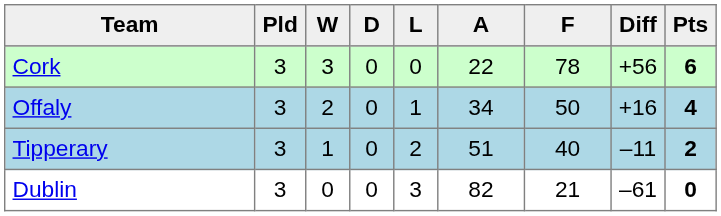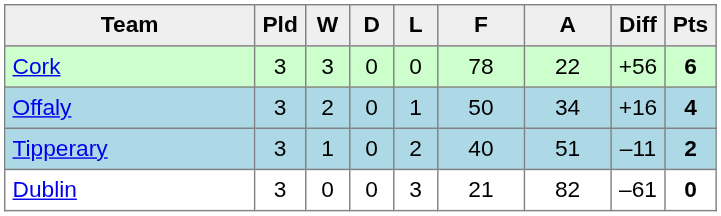columns swapped: (568, 25) <-> (481, 25)
